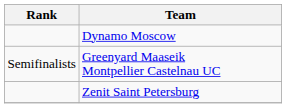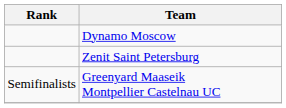rows swapped: (141, 92) <-> (151, 63)
